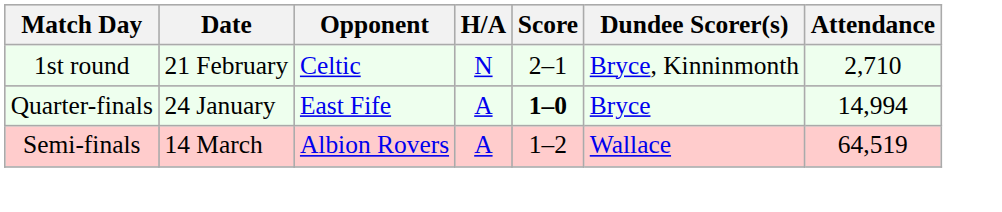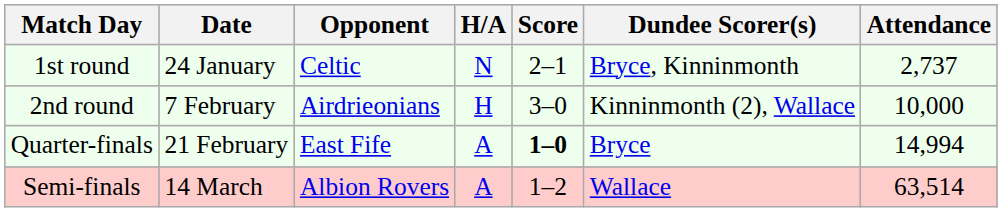(226, 65) 21 February -> (220, 65) 24 January
(873, 65) 2,710 -> (929, 65) 2,737
+ row: (82, 105)
(220, 105) 24 January -> (226, 145) 21 February
(873, 145) 64,519 -> (929, 186) 63,514
